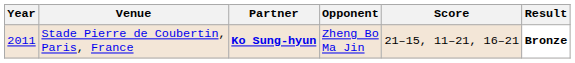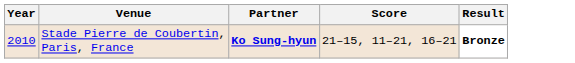- column: (350, 14)
(22, 41) 2011 -> (22, 41) 2010
